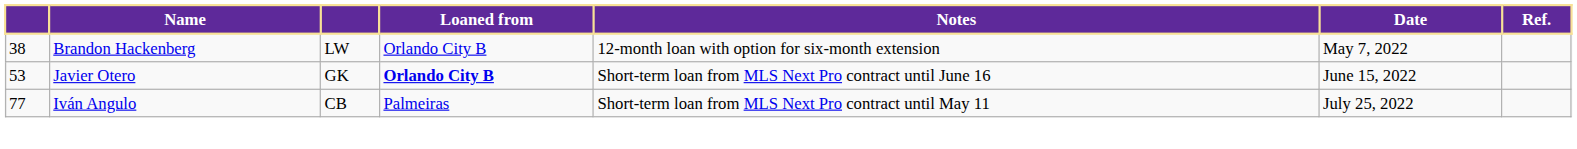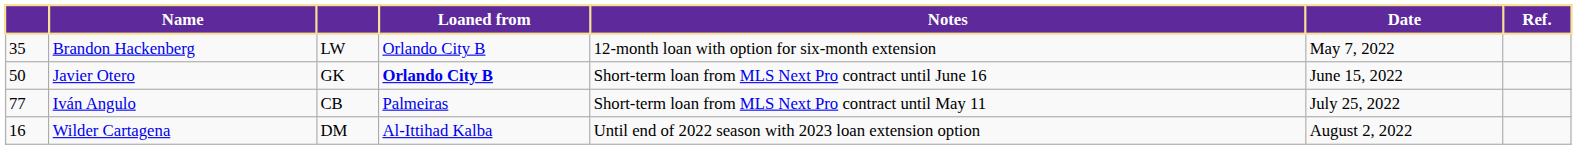(17, 48) 38 -> (17, 48) 35
(17, 75) 53 -> (17, 75) 50
+ row: (111, 130)
